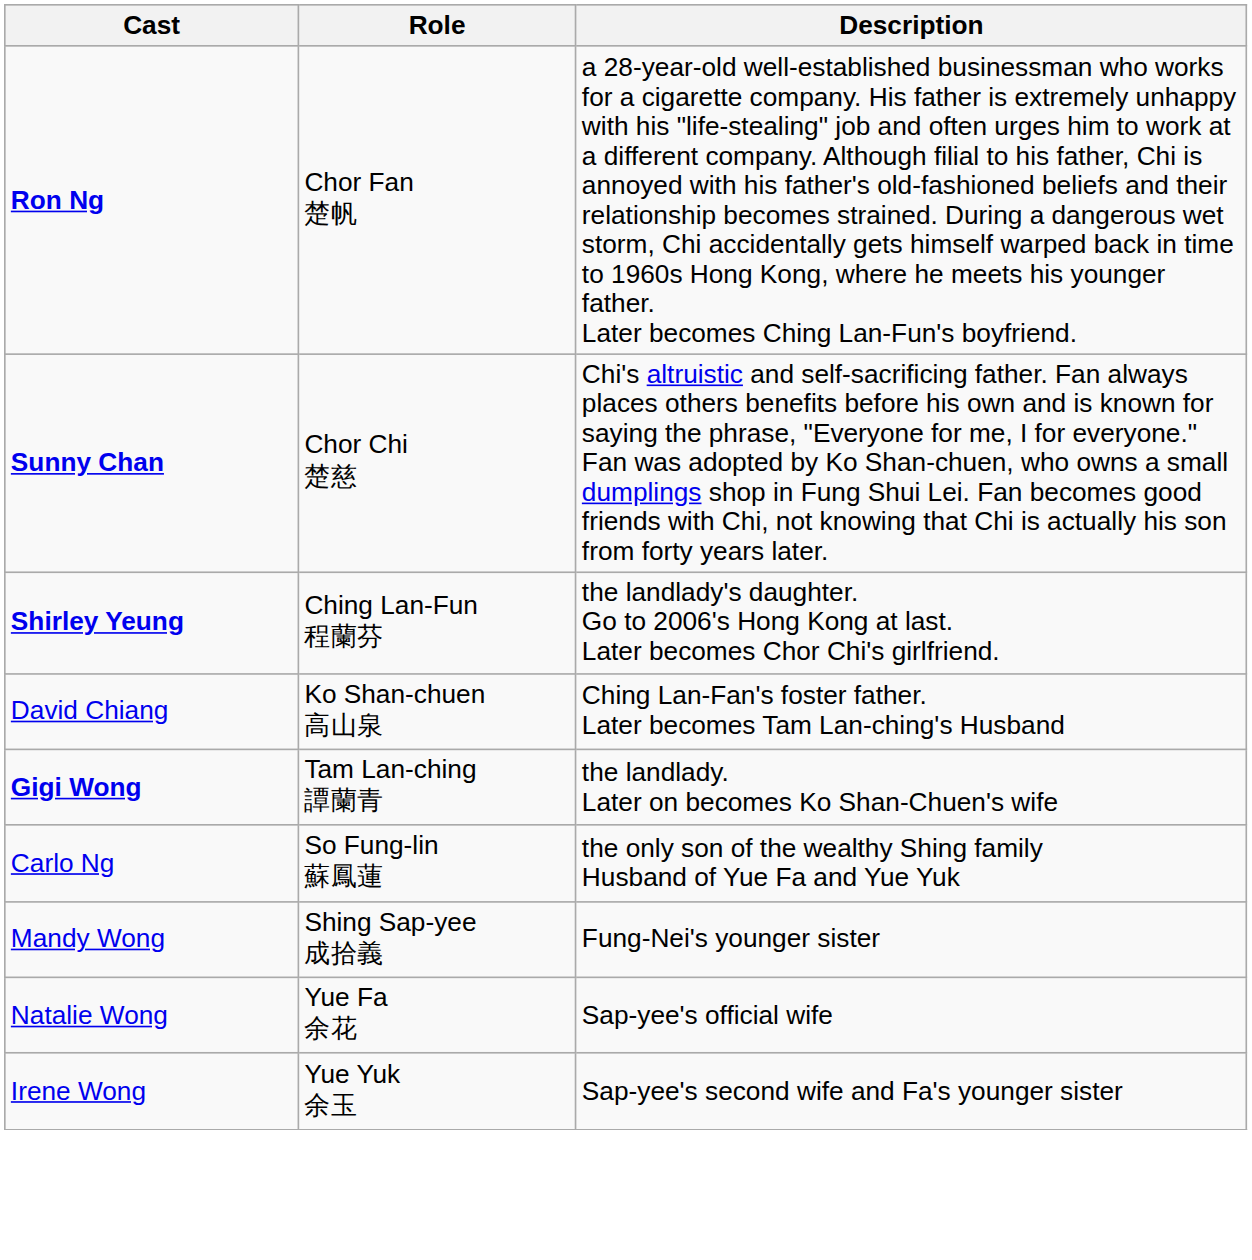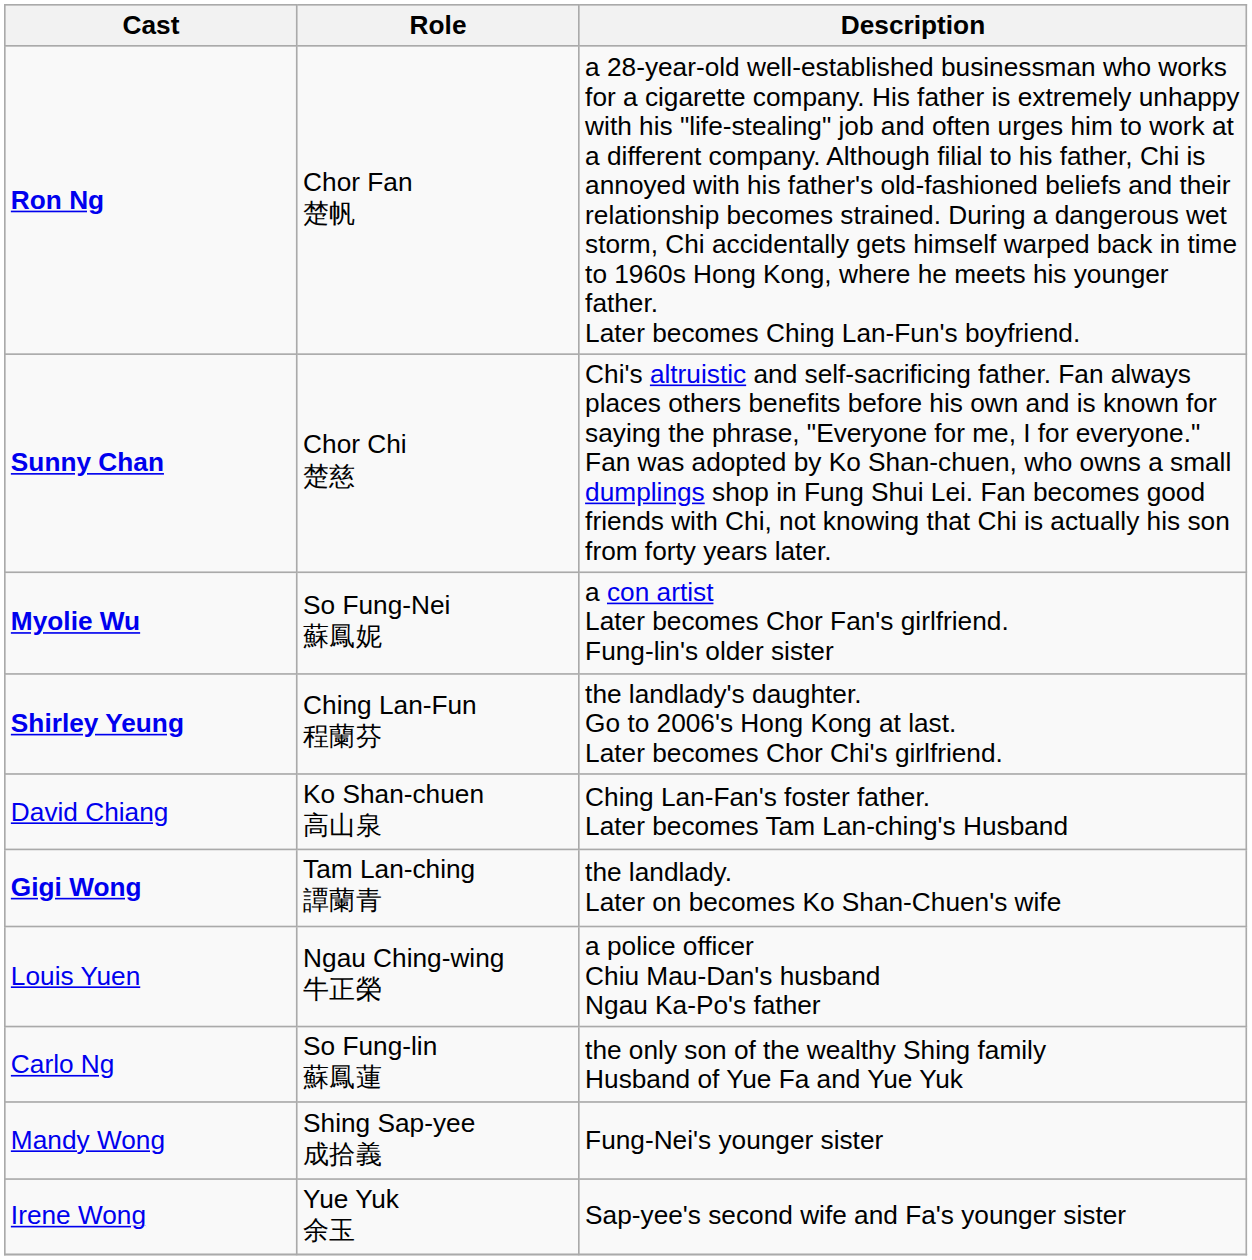+ row: (76, 622)
+ row: (76, 975)
- row: (89, 1015)
